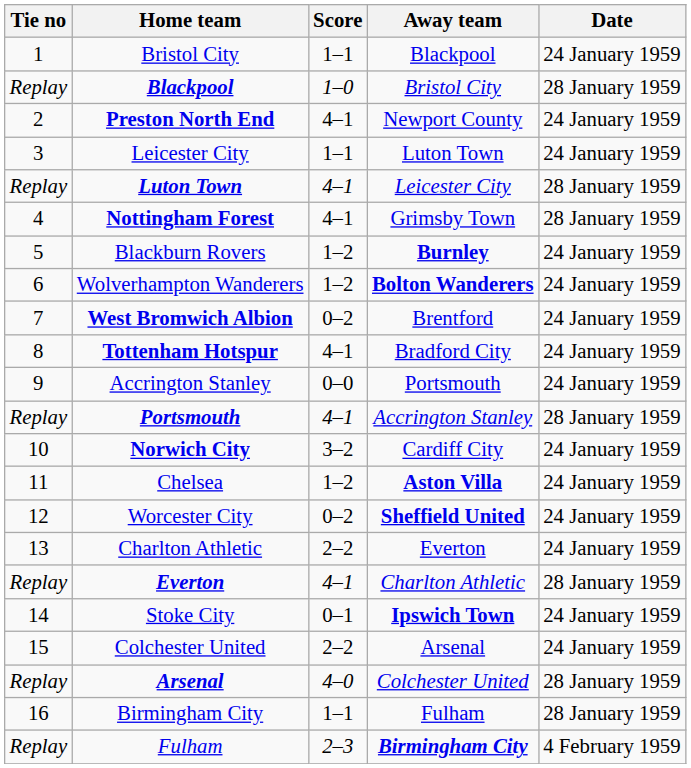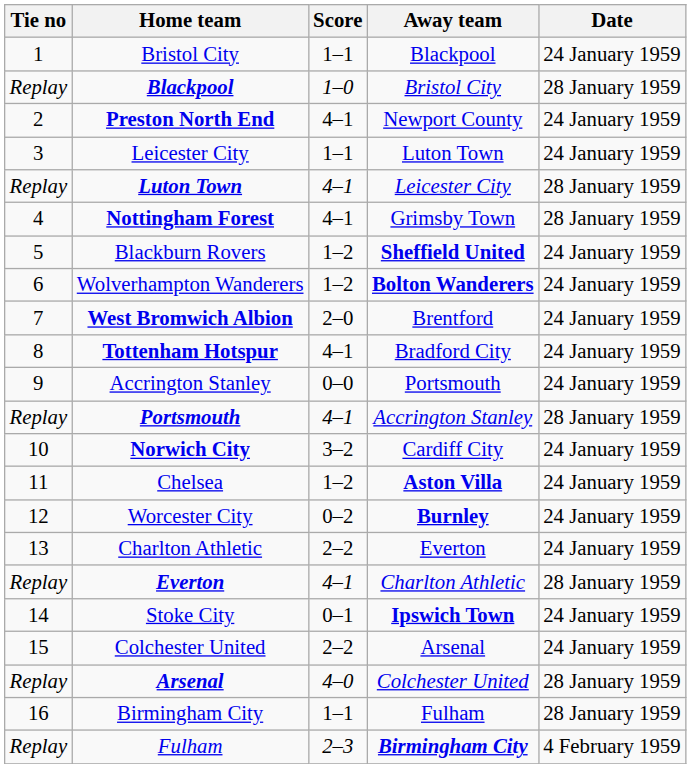(453, 251) Burnley -> (453, 251) Sheffield United
(338, 317) 0–2 -> (338, 317) 2–0
(453, 515) Sheffield United -> (453, 515) Burnley
